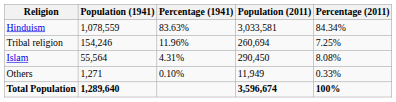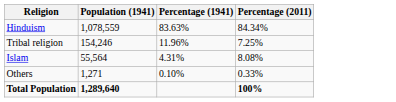- column: (274, 12)
